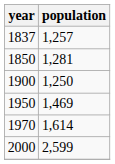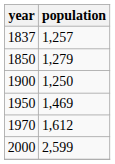(58, 59) 1,281 -> (58, 59) 1,279
(58, 125) 1,614 -> (58, 125) 1,612
